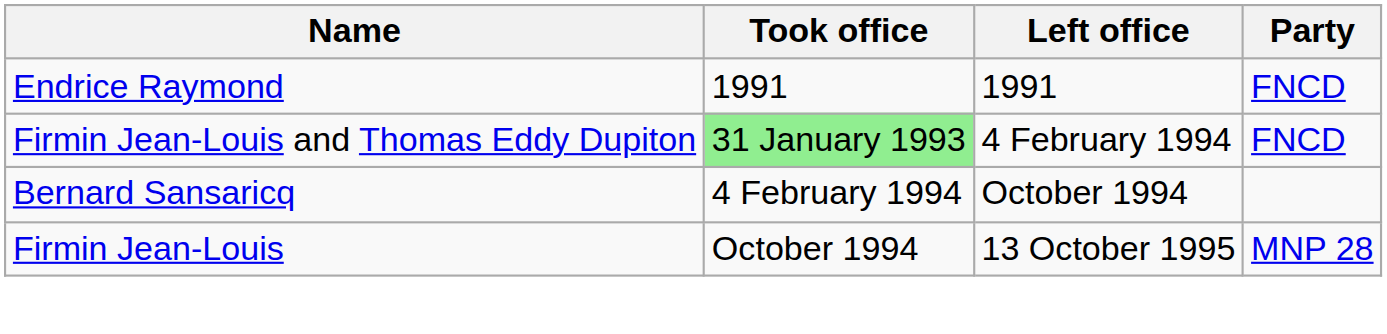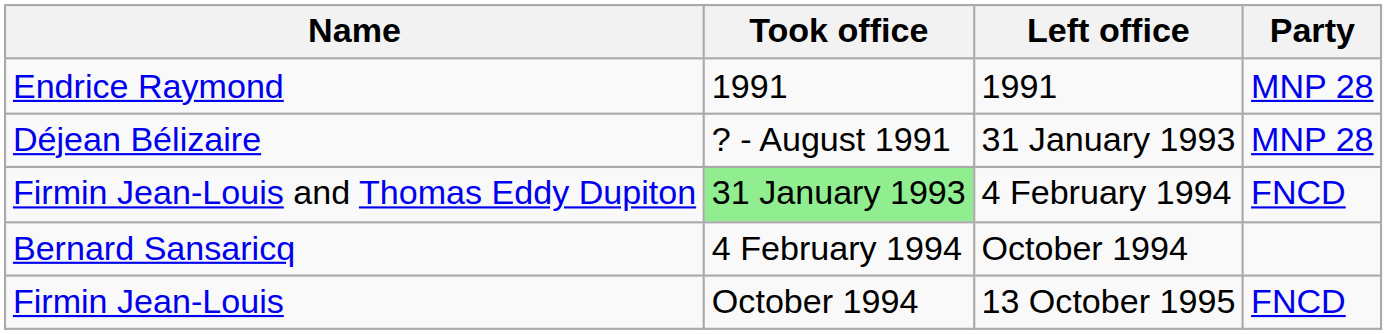(1298, 85) FNCD -> (1312, 85) MNP 28
+ row: (137, 139)
(1312, 247) MNP 28 -> (1298, 301) FNCD
